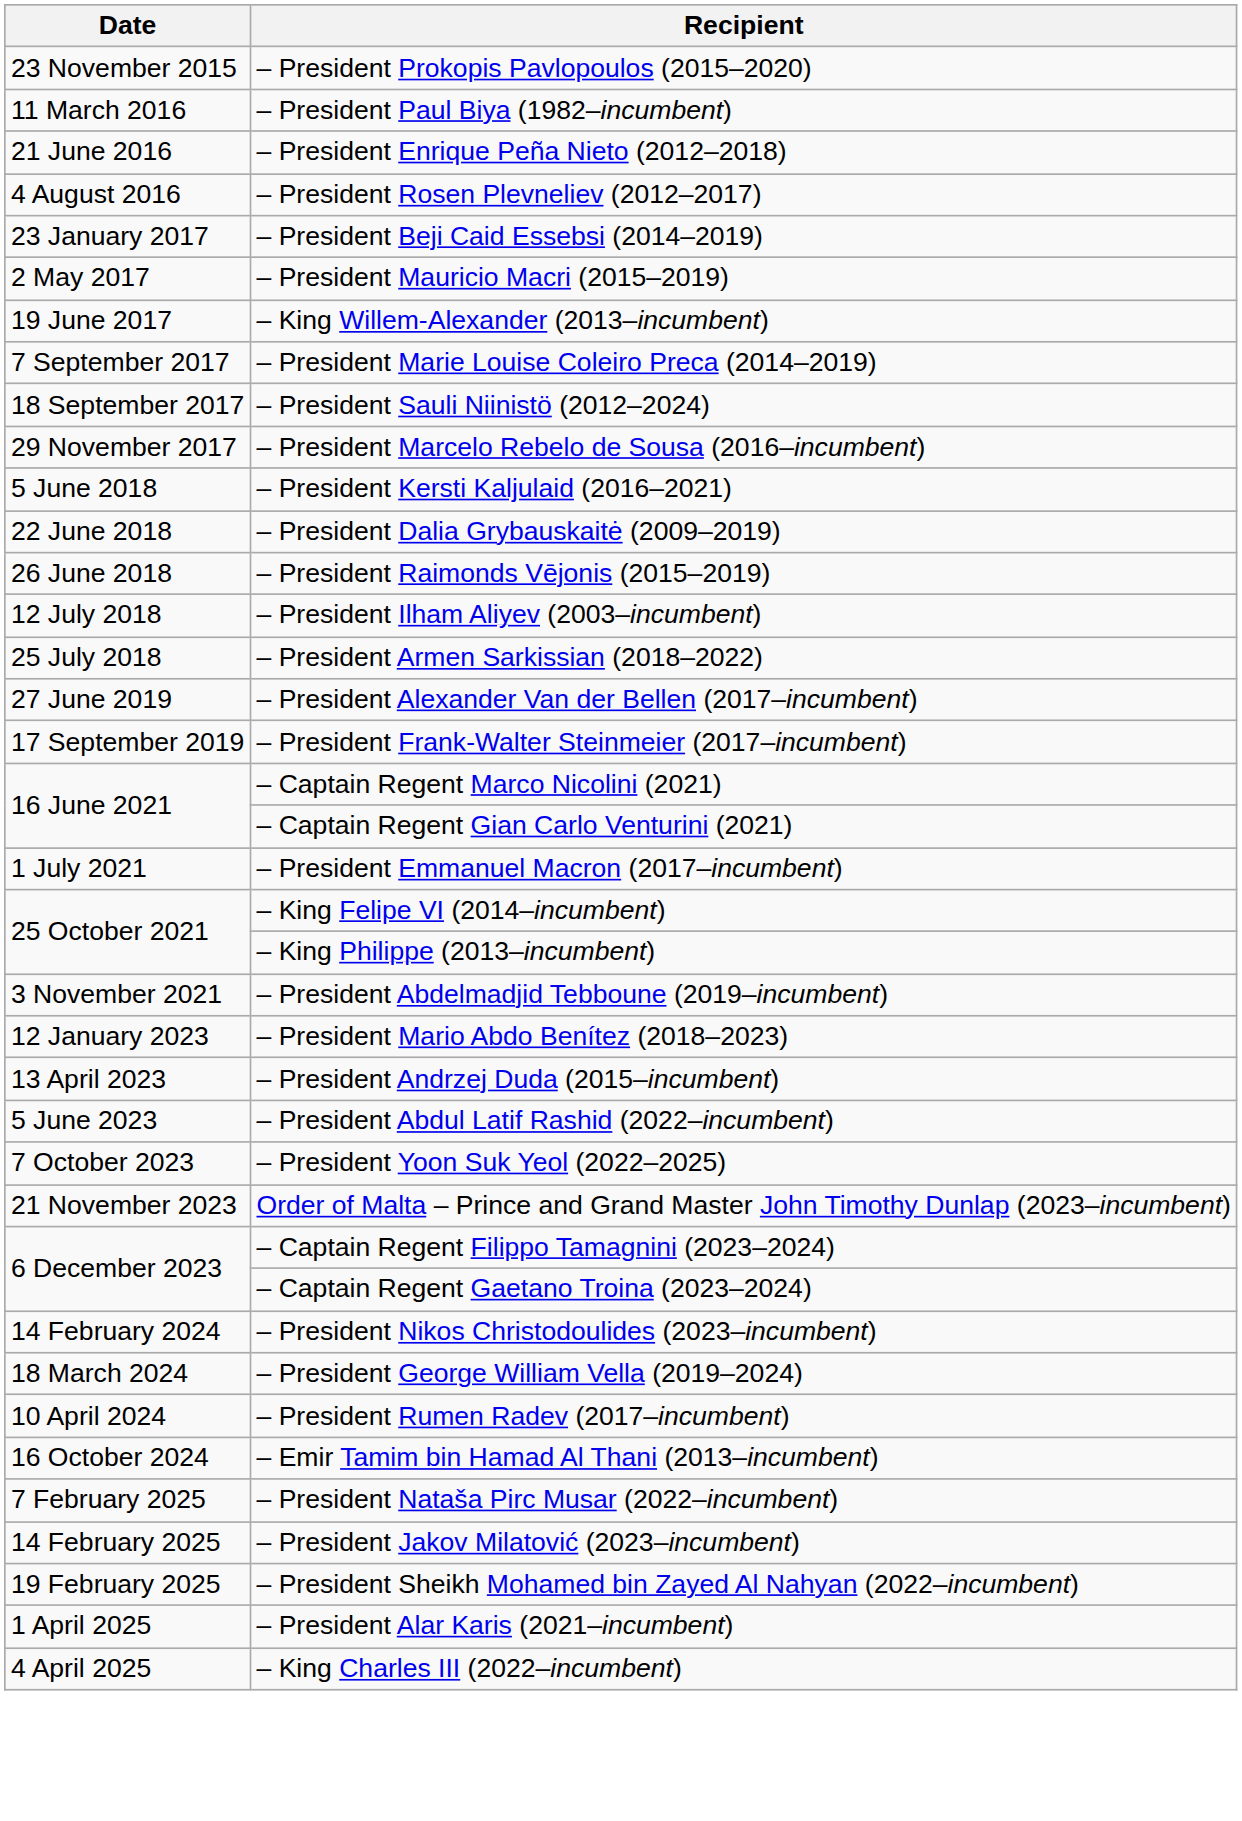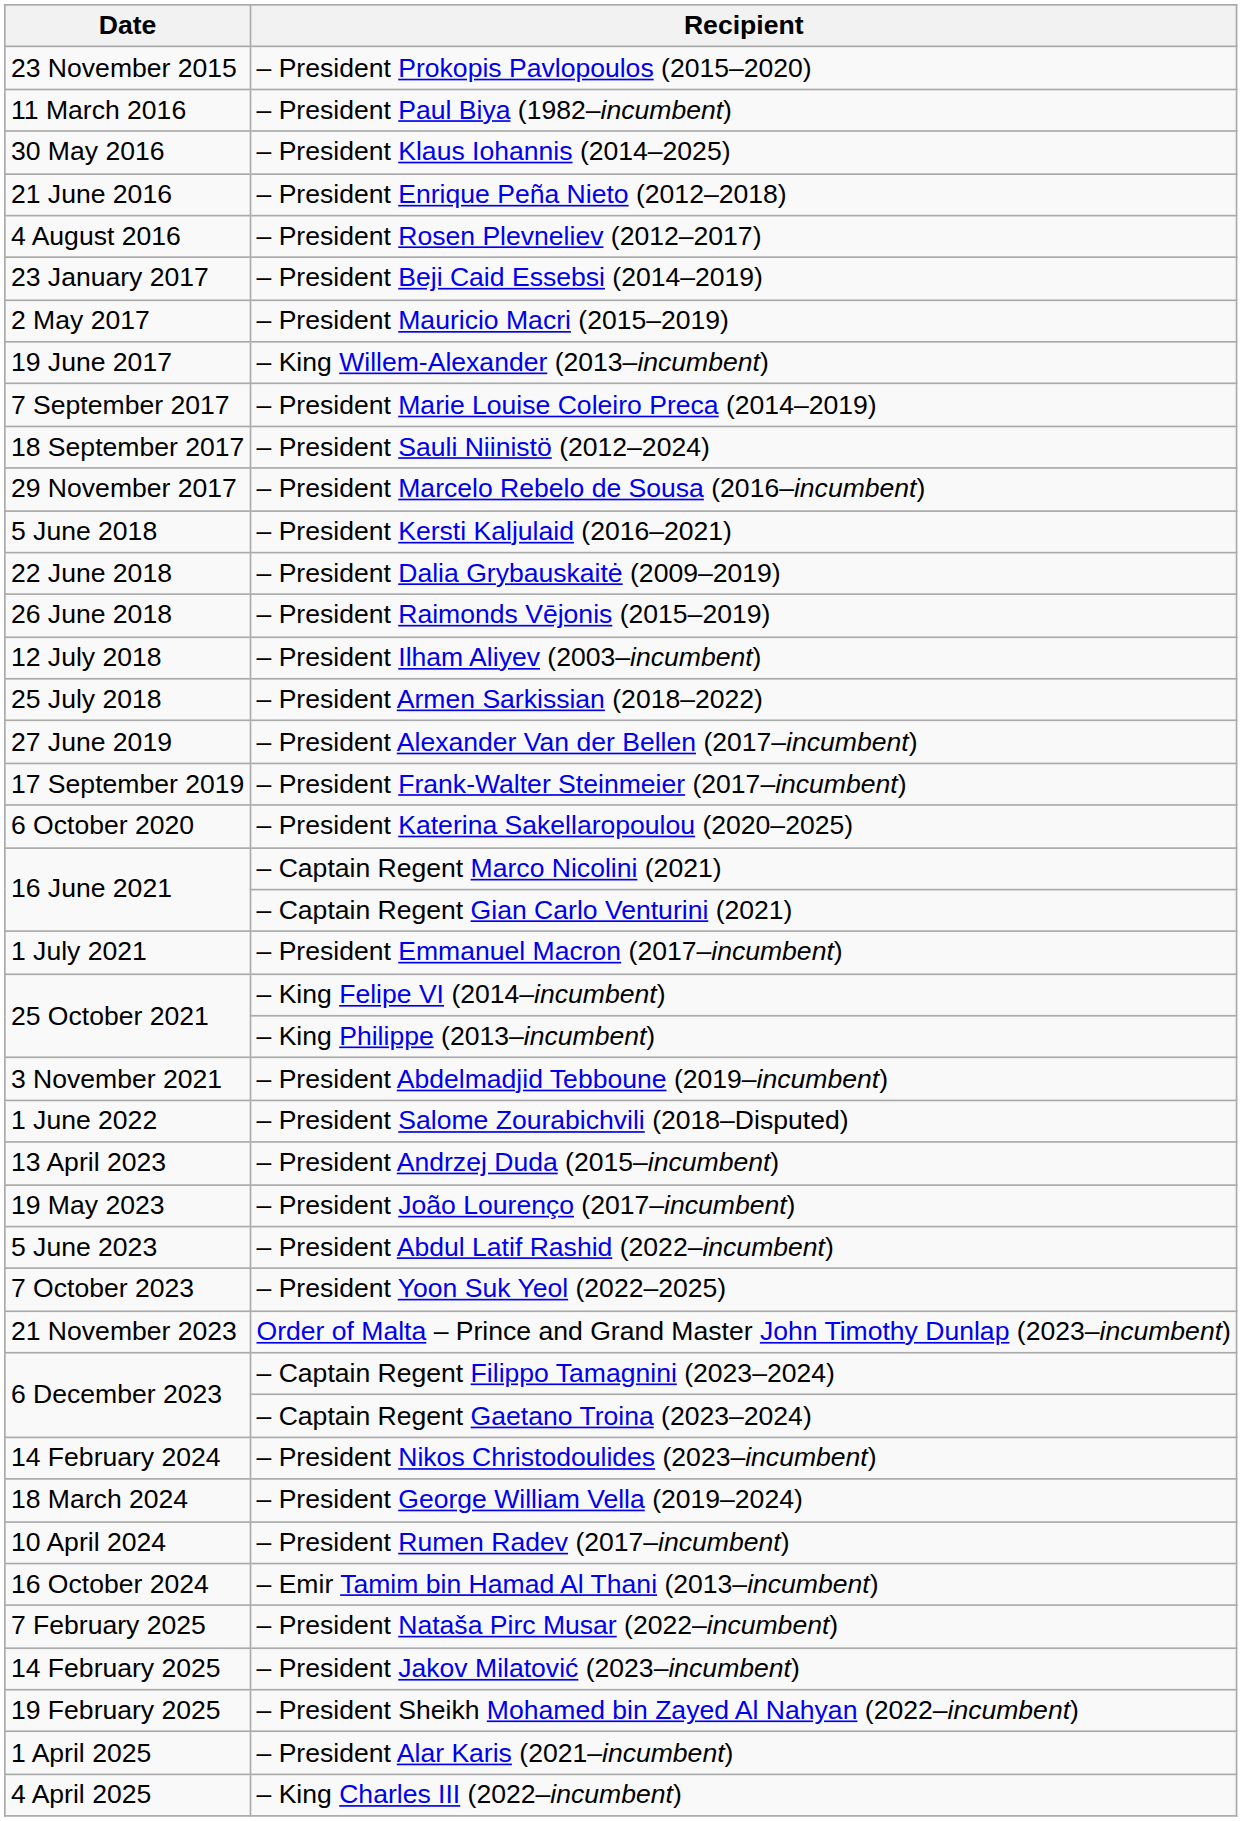+ row: (494, 151)
+ row: (555, 825)
+ row: (553, 1120)
- row: (522, 1036)
+ row: (526, 1204)
